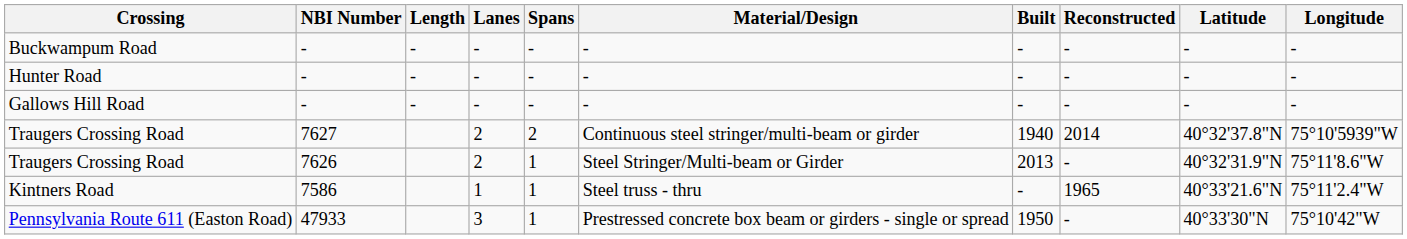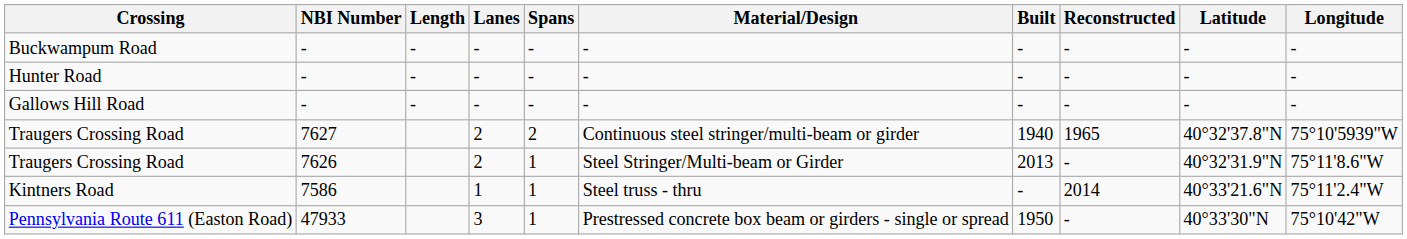(1082, 133) 2014 -> (1082, 133) 1965
(1082, 190) 1965 -> (1082, 190) 2014
